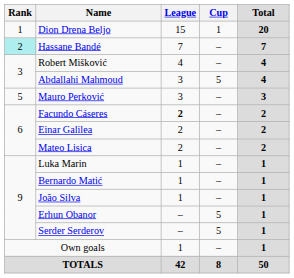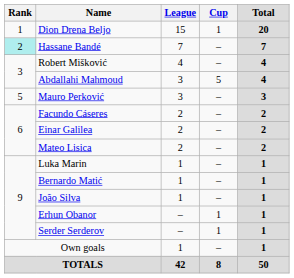(180, 113) bold -> (180, 113) normal
(219, 214) 5 -> (219, 214) 1
(219, 231) 5 -> (219, 231) 1
